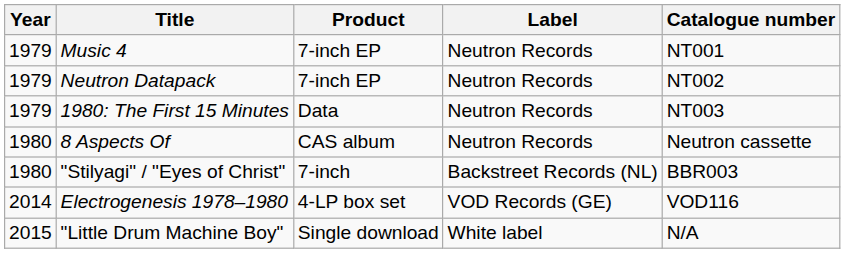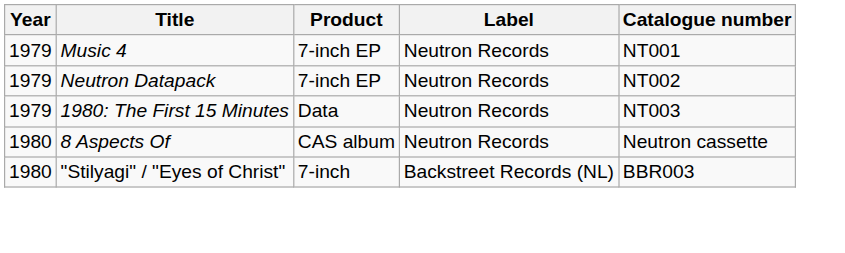- row: (174, 202)
- row: (172, 232)
